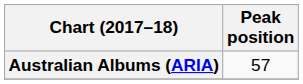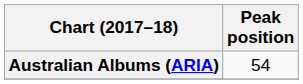(261, 65) 57 -> (261, 65) 54
